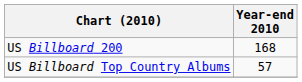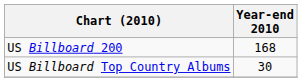(265, 67) 57 -> (265, 67) 30
